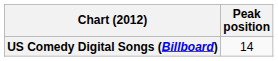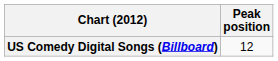(247, 46) 14 -> (247, 46) 12
